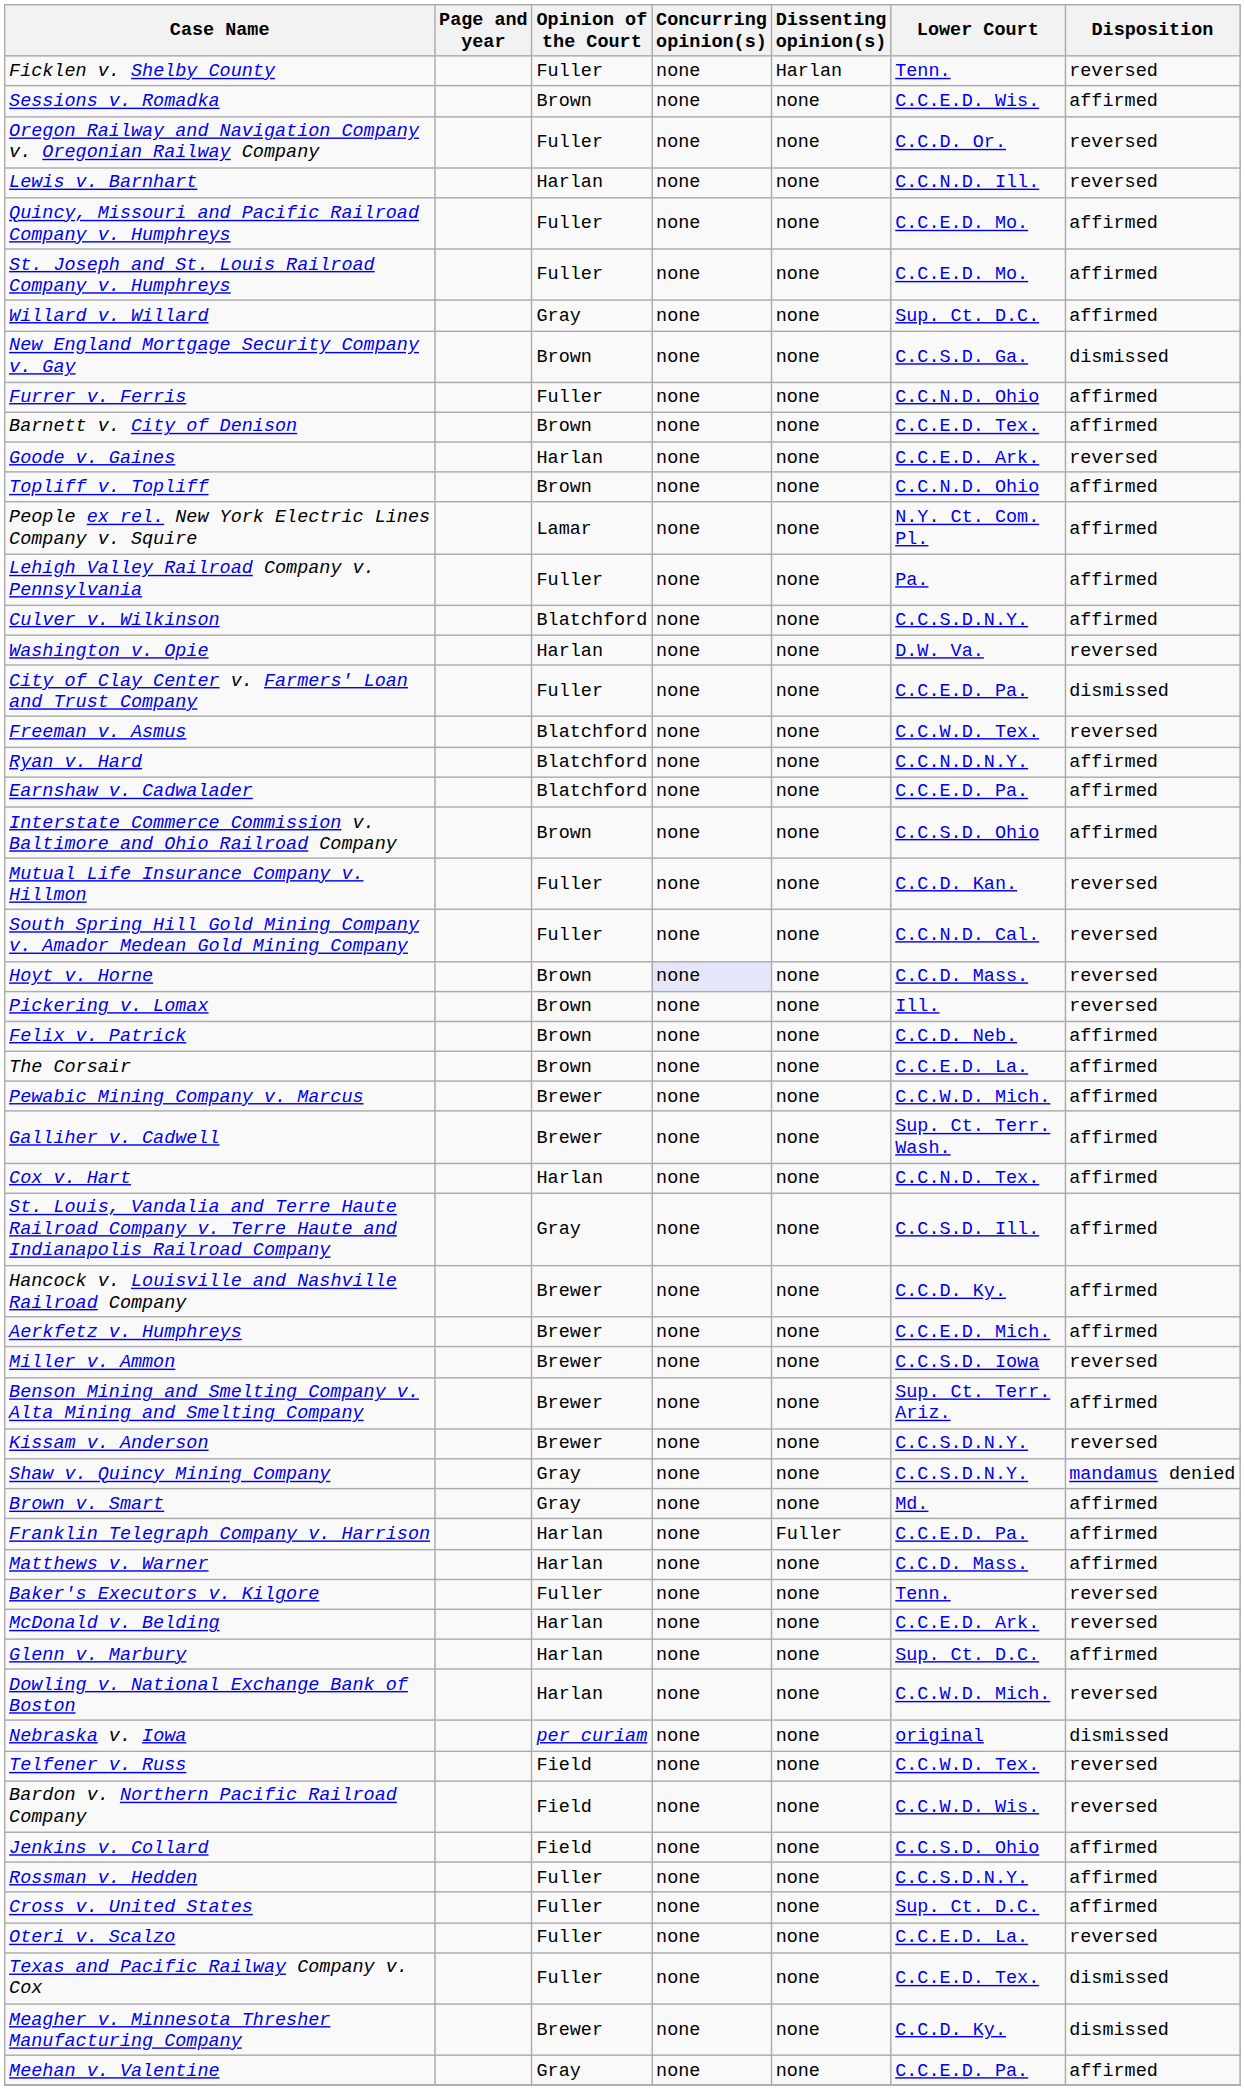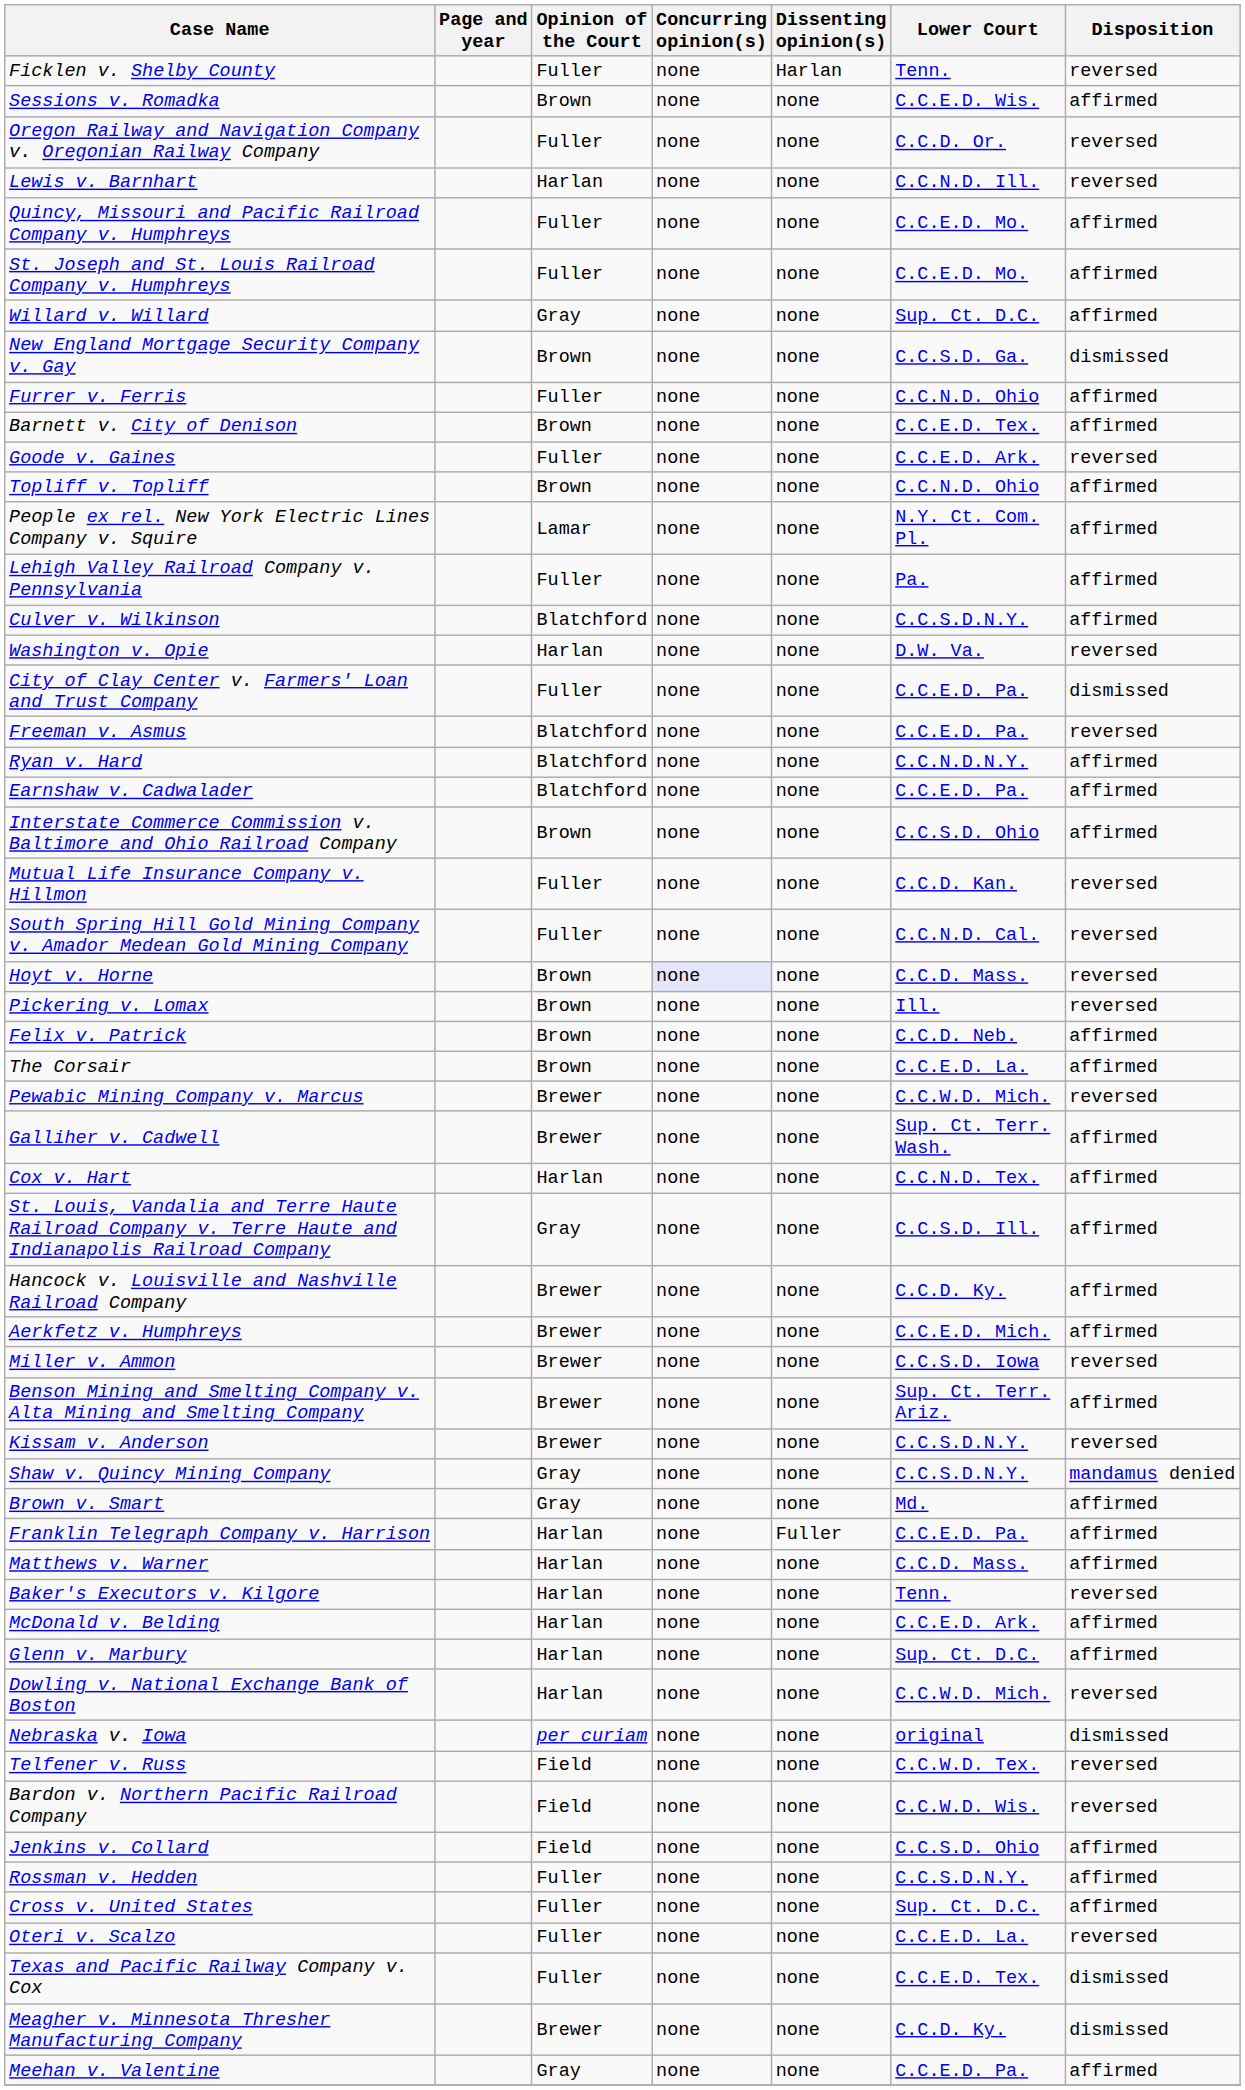(570, 457) Harlan -> (570, 457) Fuller
(967, 732) C.C.W.D. Tex. -> (962, 732) C.C.E.D. Pa.
(1113, 1096) affirmed -> (1113, 1096) reversed
(570, 1594) Fuller -> (570, 1594) Harlan
(1113, 1624) reversed -> (1113, 1624) affirmed
